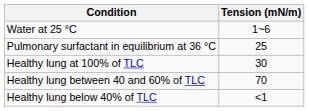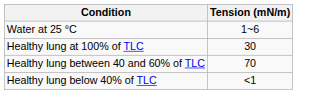- row: (111, 47)
